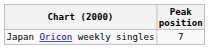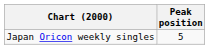(181, 37) 7 -> (181, 37) 5
